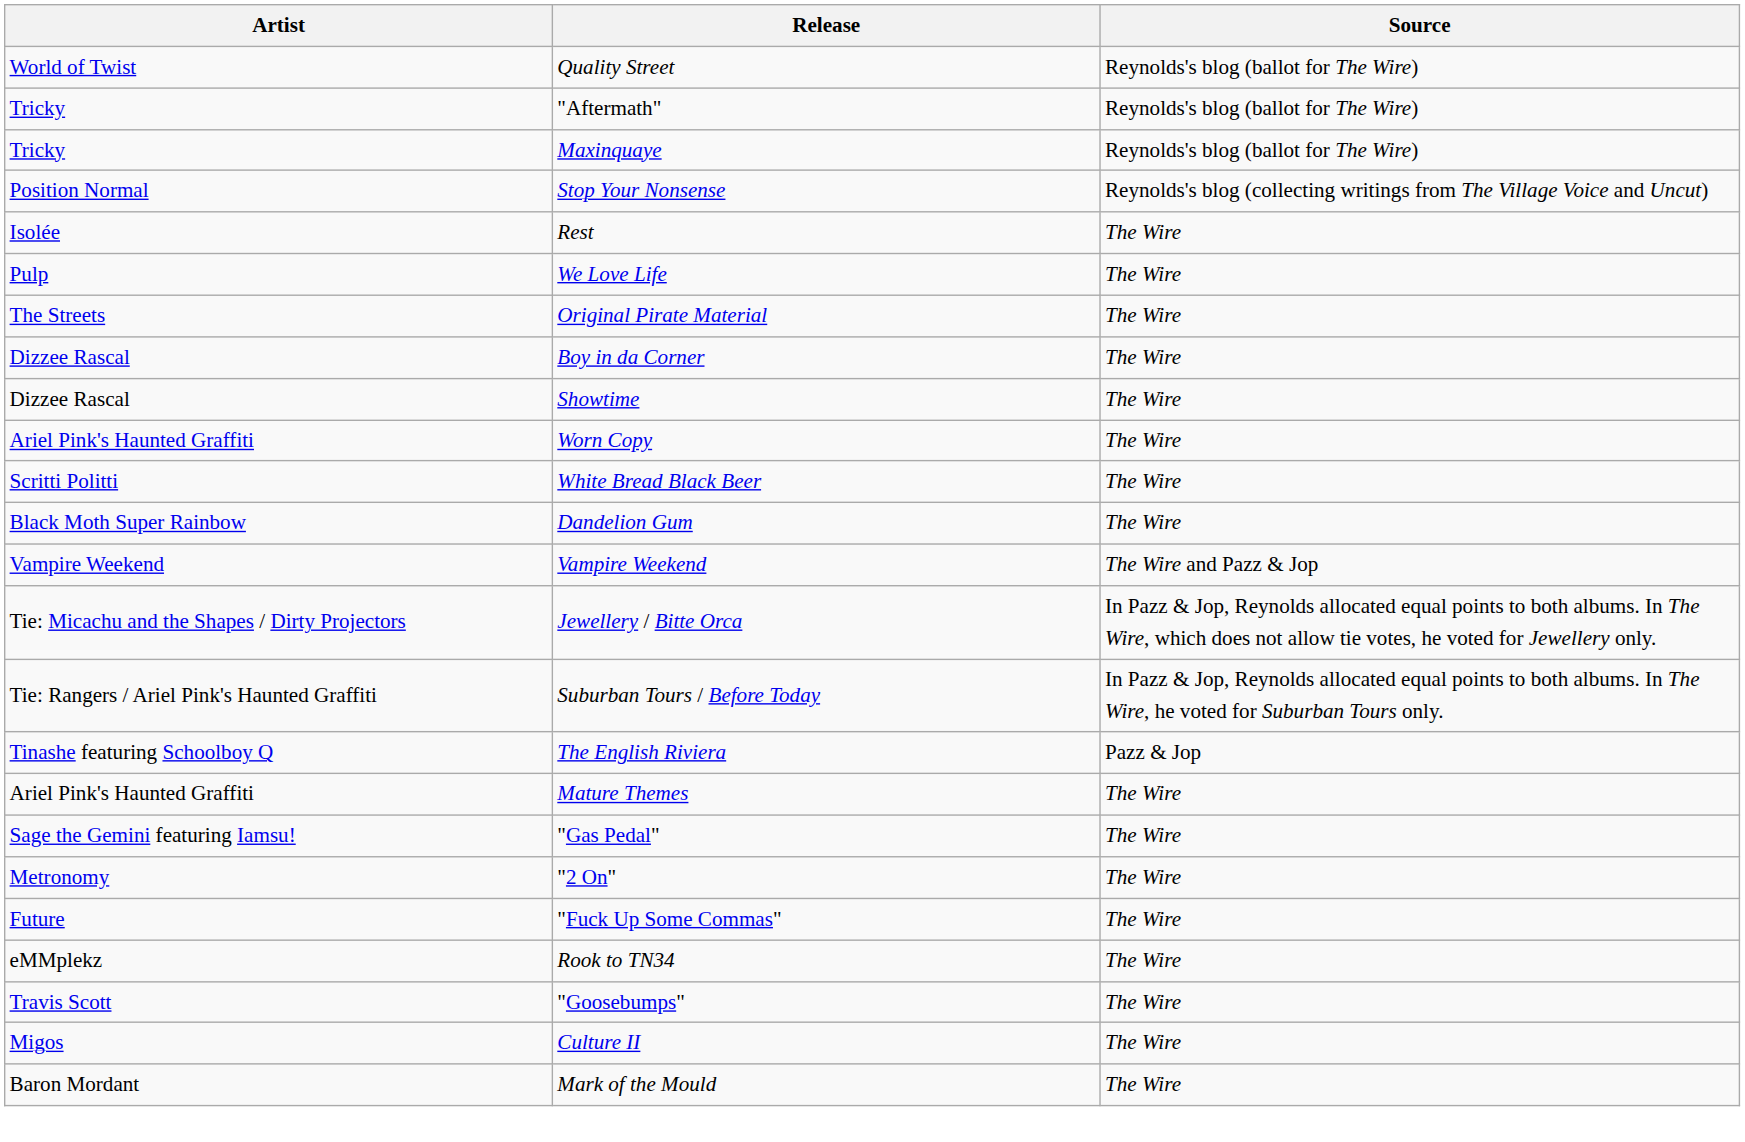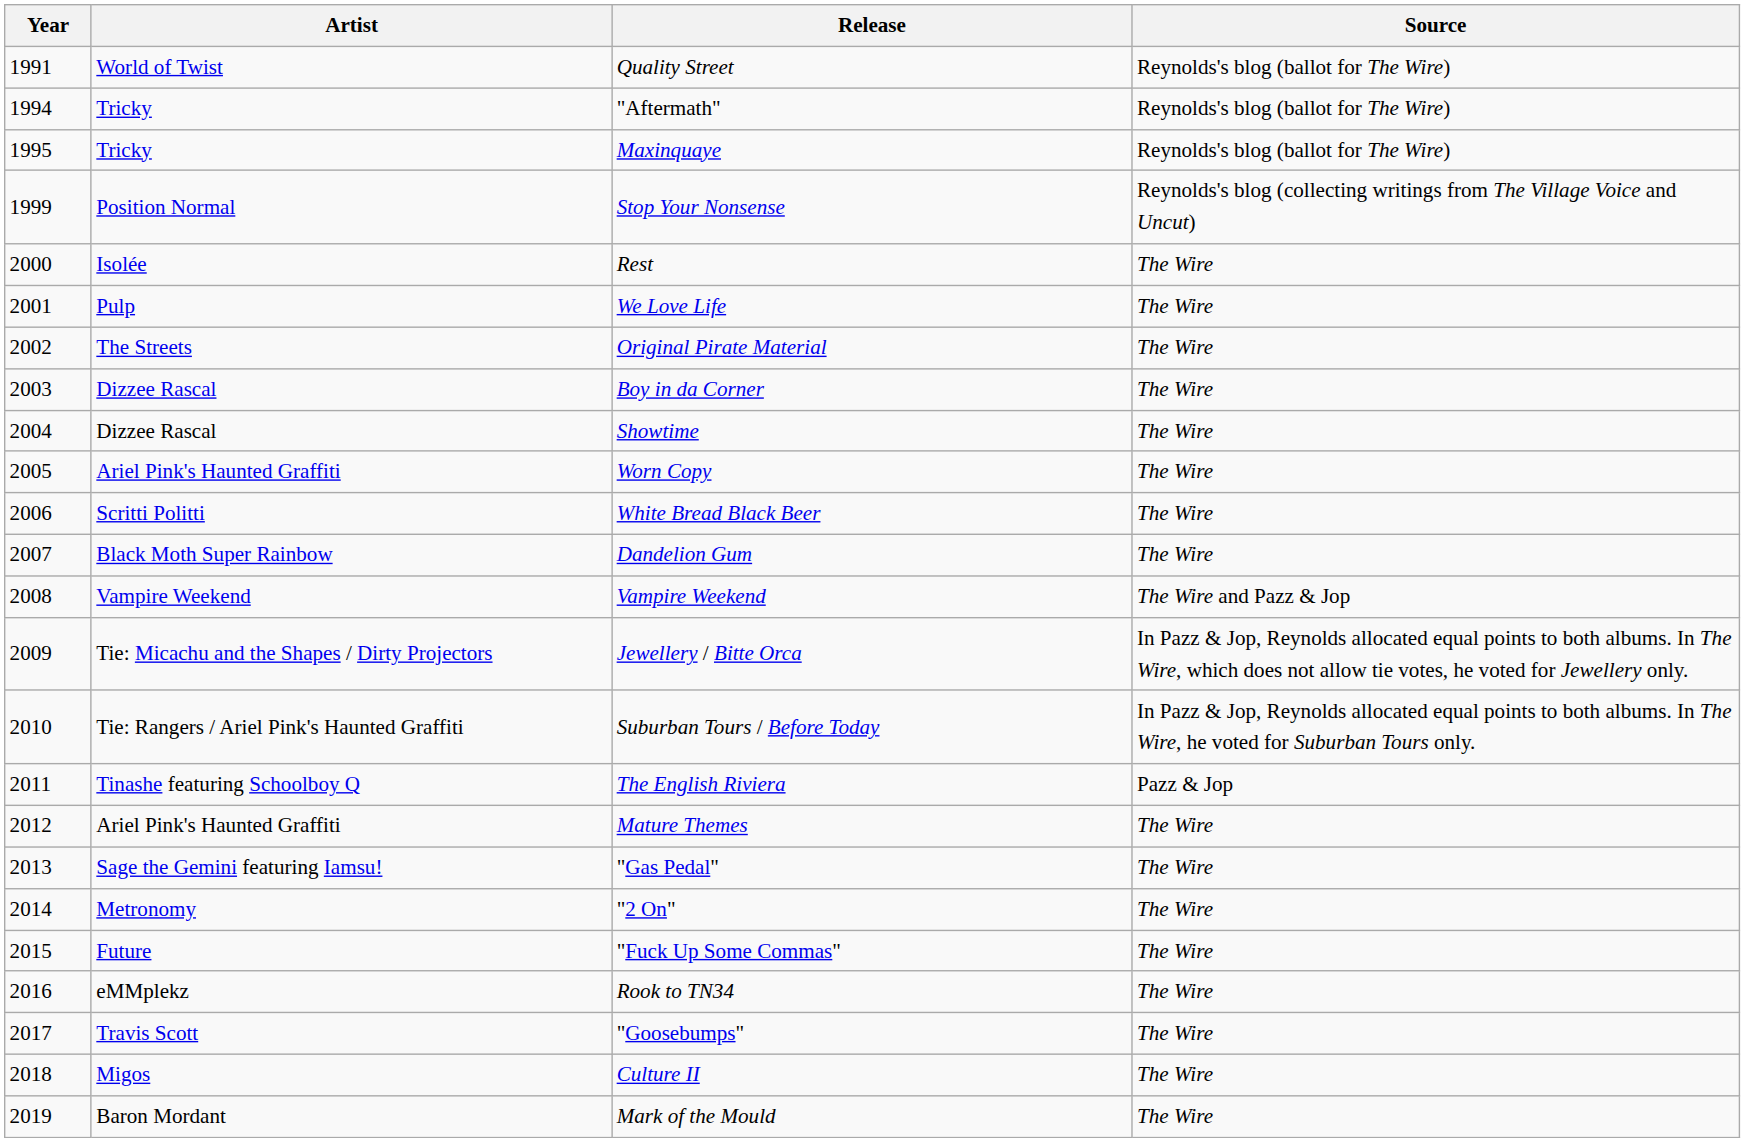+ column: (48, 24)
